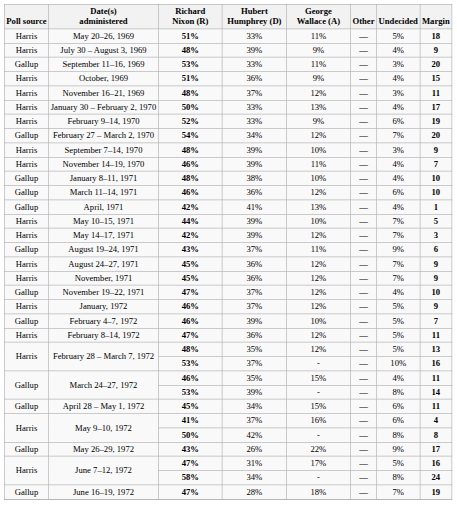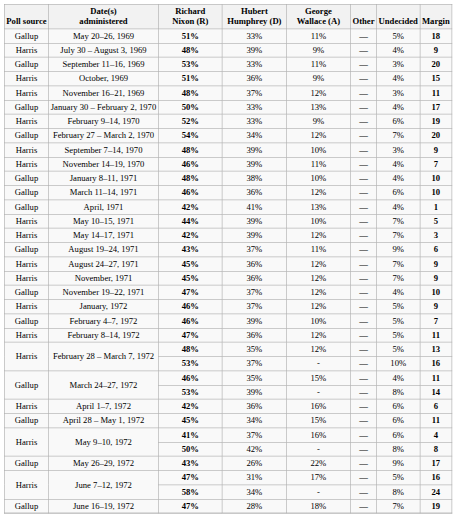(27, 36) Harris -> (27, 36) Gallup
(27, 107) Harris -> (27, 107) Gallup
+ row: (104, 406)
